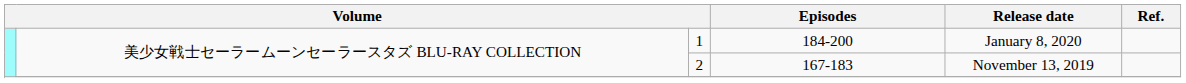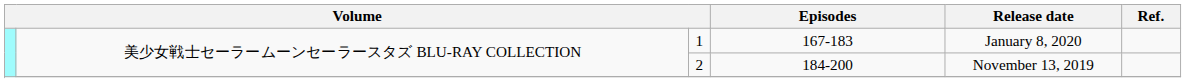(828, 40) 184-200 -> (828, 40) 167-183
(828, 64) 167-183 -> (828, 64) 184-200
